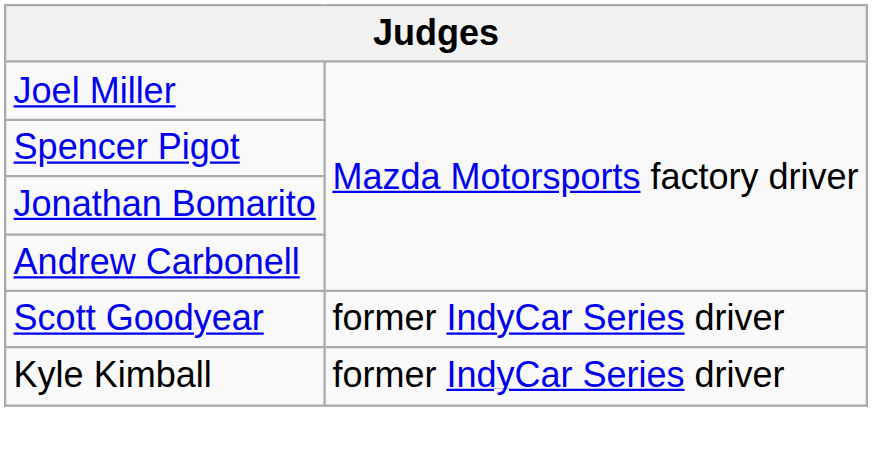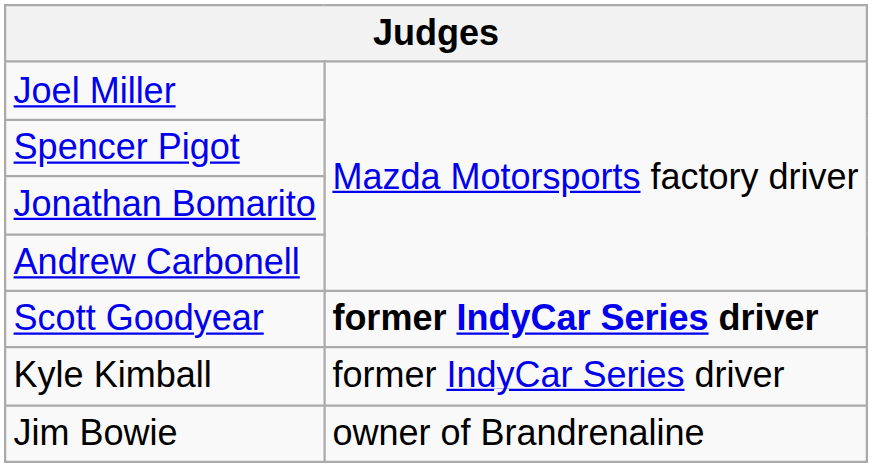(558, 318) normal -> (576, 318) bold
+ row: (96, 432)
